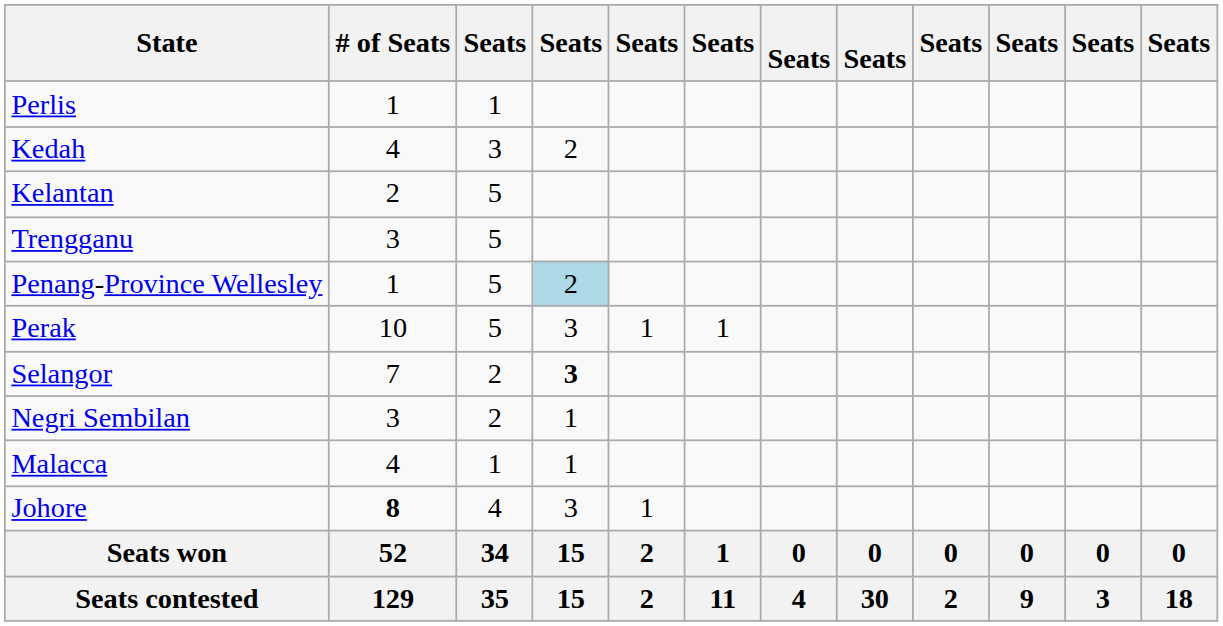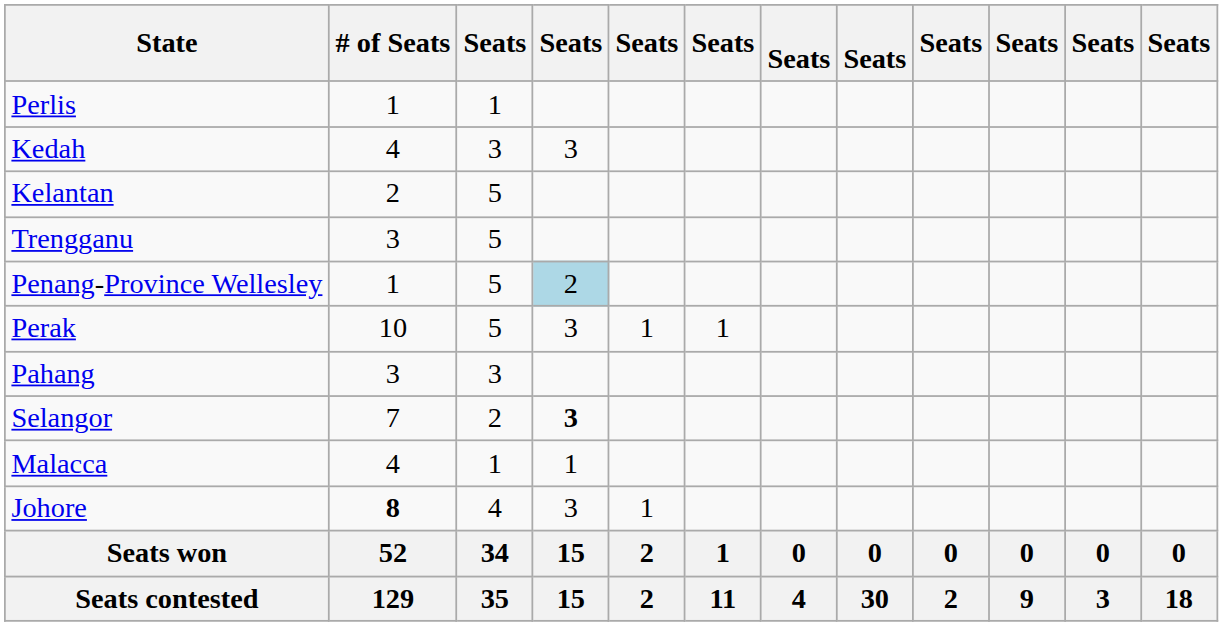(571, 148) 2 -> (571, 148) 3
+ row: (53, 373)
- row: (101, 418)
